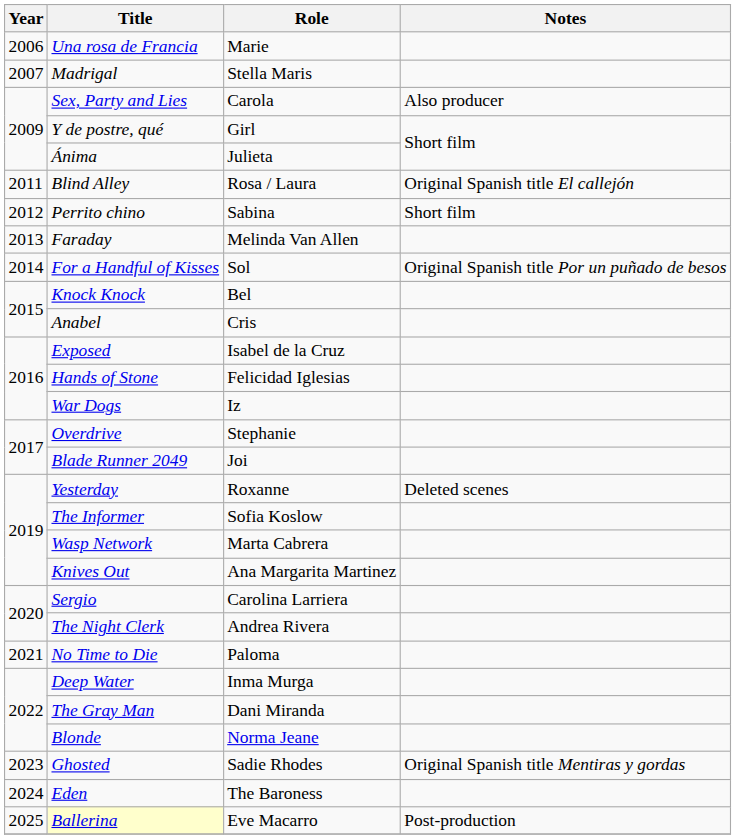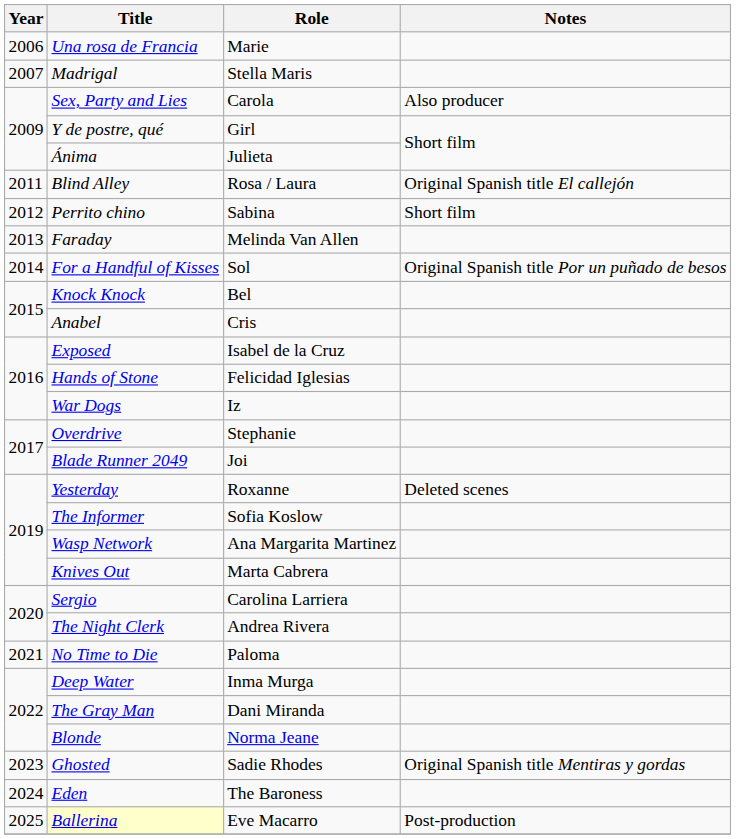(278, 543) Marta Cabrera -> (312, 543) Ana Margarita Martinez
(312, 571) Ana Margarita Martinez -> (278, 571) Marta Cabrera
